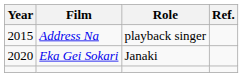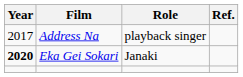(20, 35) 2015 -> (20, 35) 2017
(20, 55) normal -> (20, 55) bold
